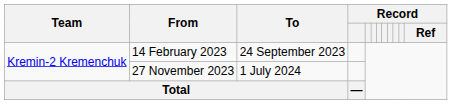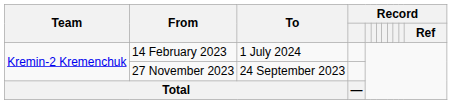(292, 52) 24 September 2023 -> (270, 52) 1 July 2024
(270, 71) 1 July 2024 -> (292, 71) 24 September 2023
